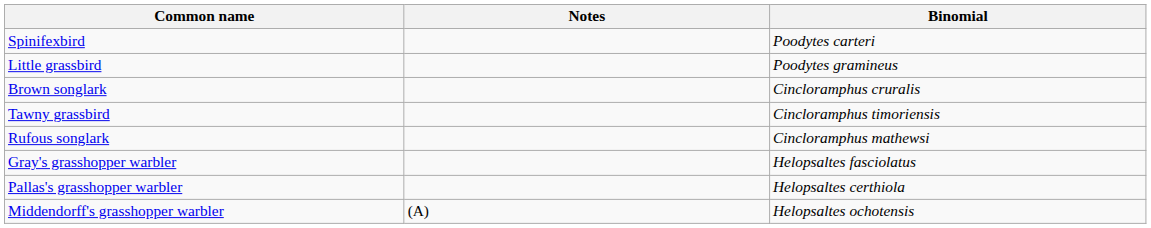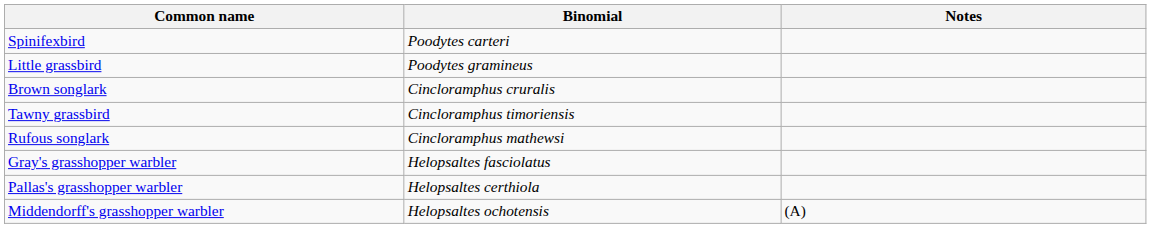columns swapped: (958, 16) <-> (587, 16)
